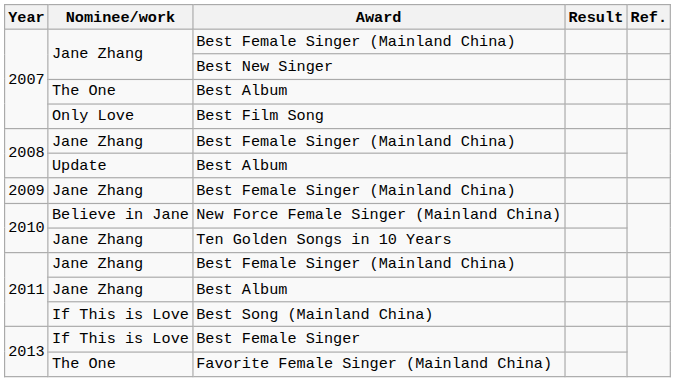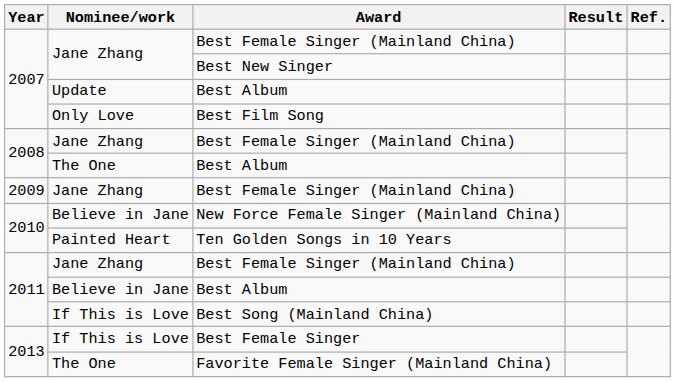(84, 91) The One -> (79, 91) Update
(79, 166) Update -> (84, 166) The One
(98, 240) Jane Zhang -> (111, 240) Painted Heart
(98, 290) Jane Zhang -> (120, 290) Believe in Jane
